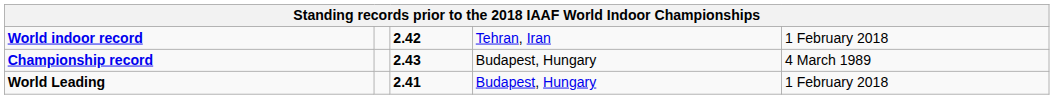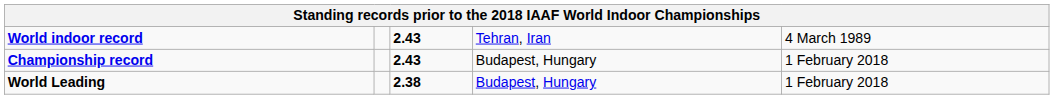(407, 37) 2.42 -> (407, 37) 2.43
(837, 37) 1 February 2018 -> (828, 37) 4 March 1989
(828, 60) 4 March 1989 -> (837, 60) 1 February 2018
(407, 82) 2.41 -> (407, 82) 2.38
